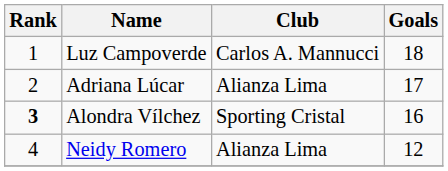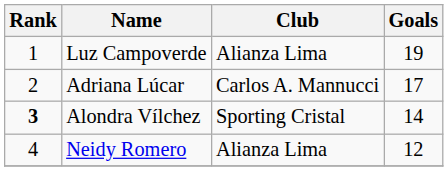(298, 52) Carlos A. Mannucci -> (272, 52) Alianza Lima
(413, 52) 18 -> (413, 52) 19
(272, 85) Alianza Lima -> (298, 85) Carlos A. Mannucci
(413, 117) 16 -> (413, 117) 14
